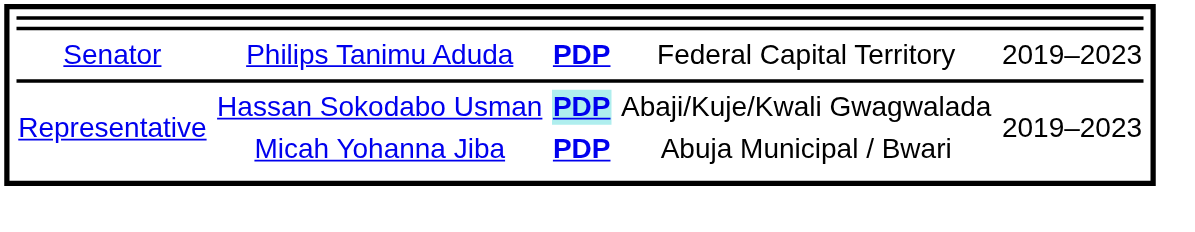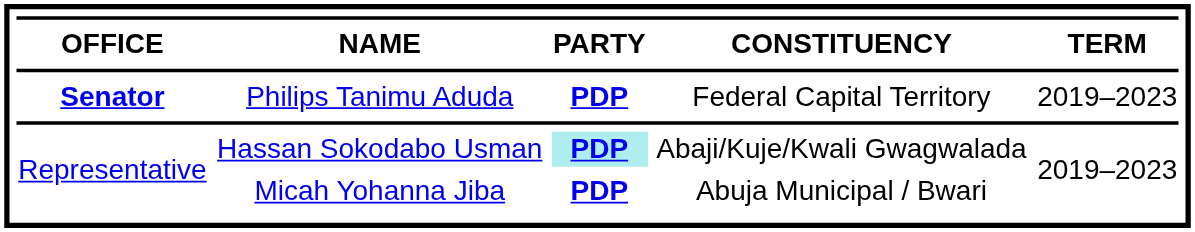+ row: (380, 43)
(112, 54) normal -> (112, 96) bold
